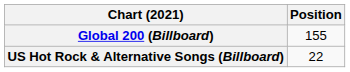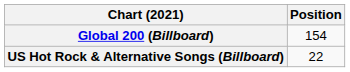(316, 35) 155 -> (316, 35) 154
